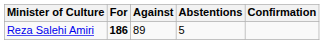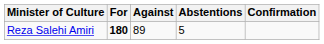(119, 30) 186 -> (119, 30) 180
